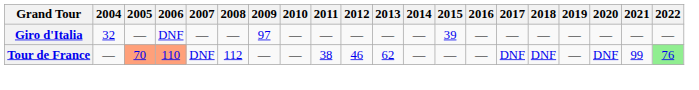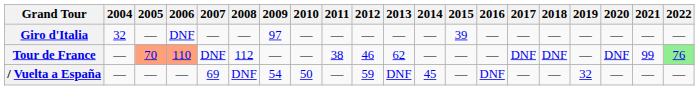+ row: (54, 74)
